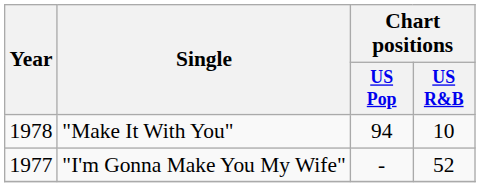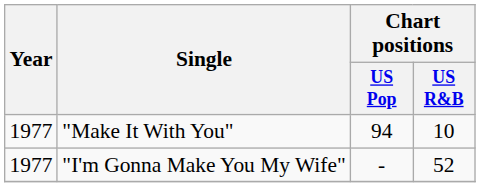(31, 130) 1978 -> (31, 130) 1977
